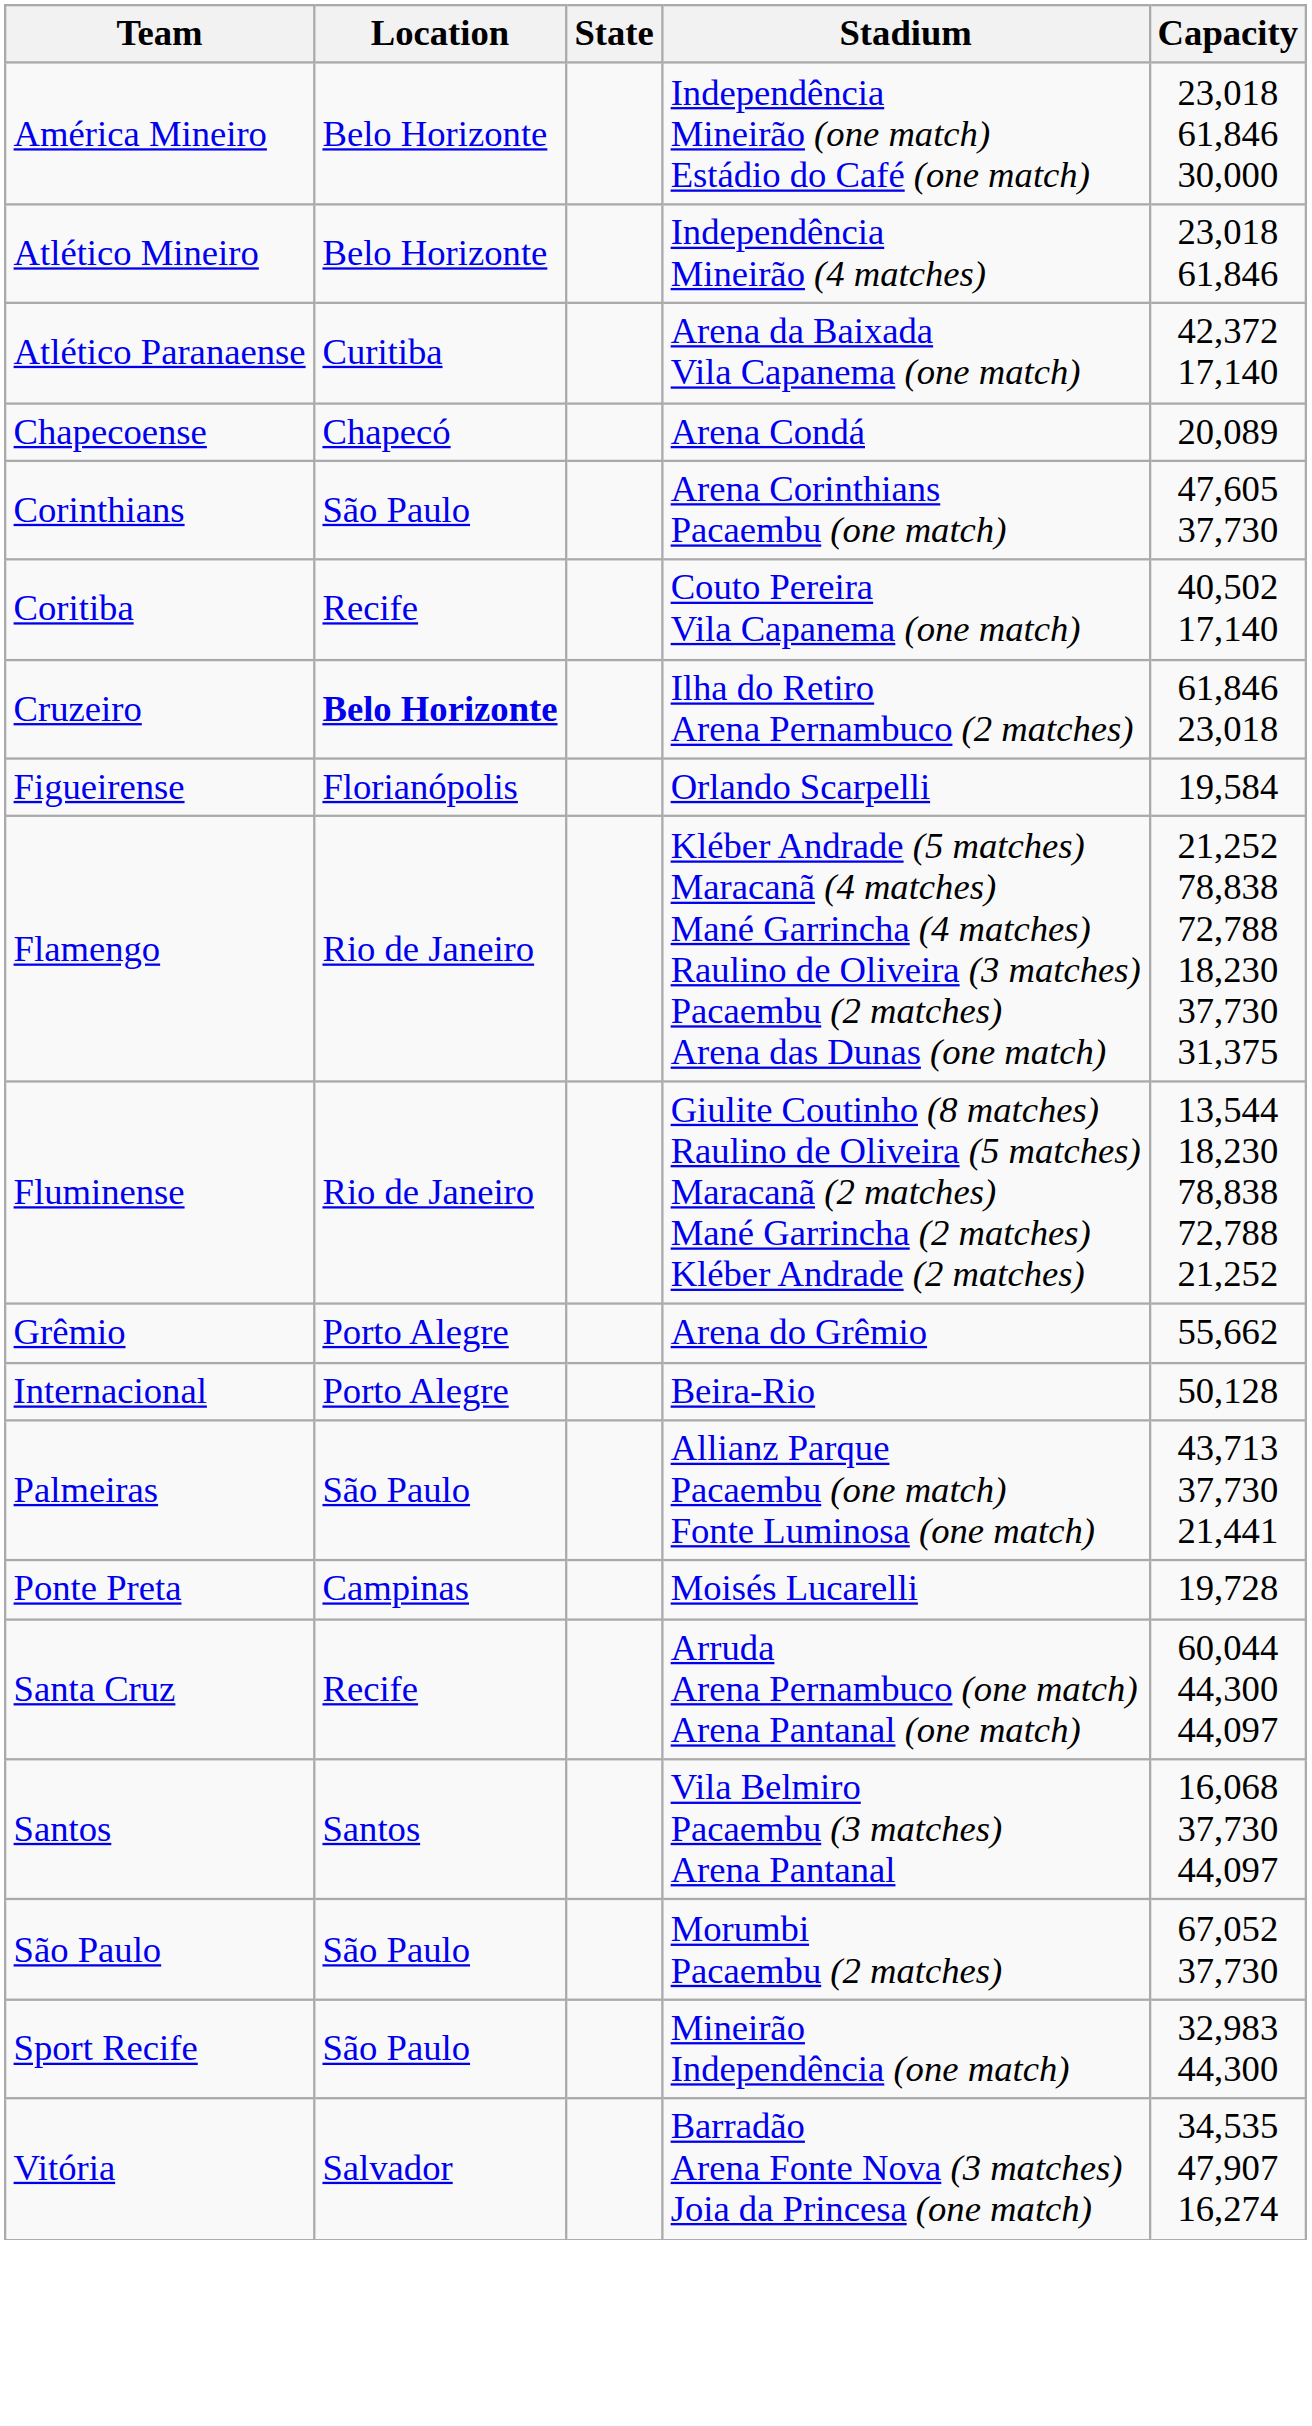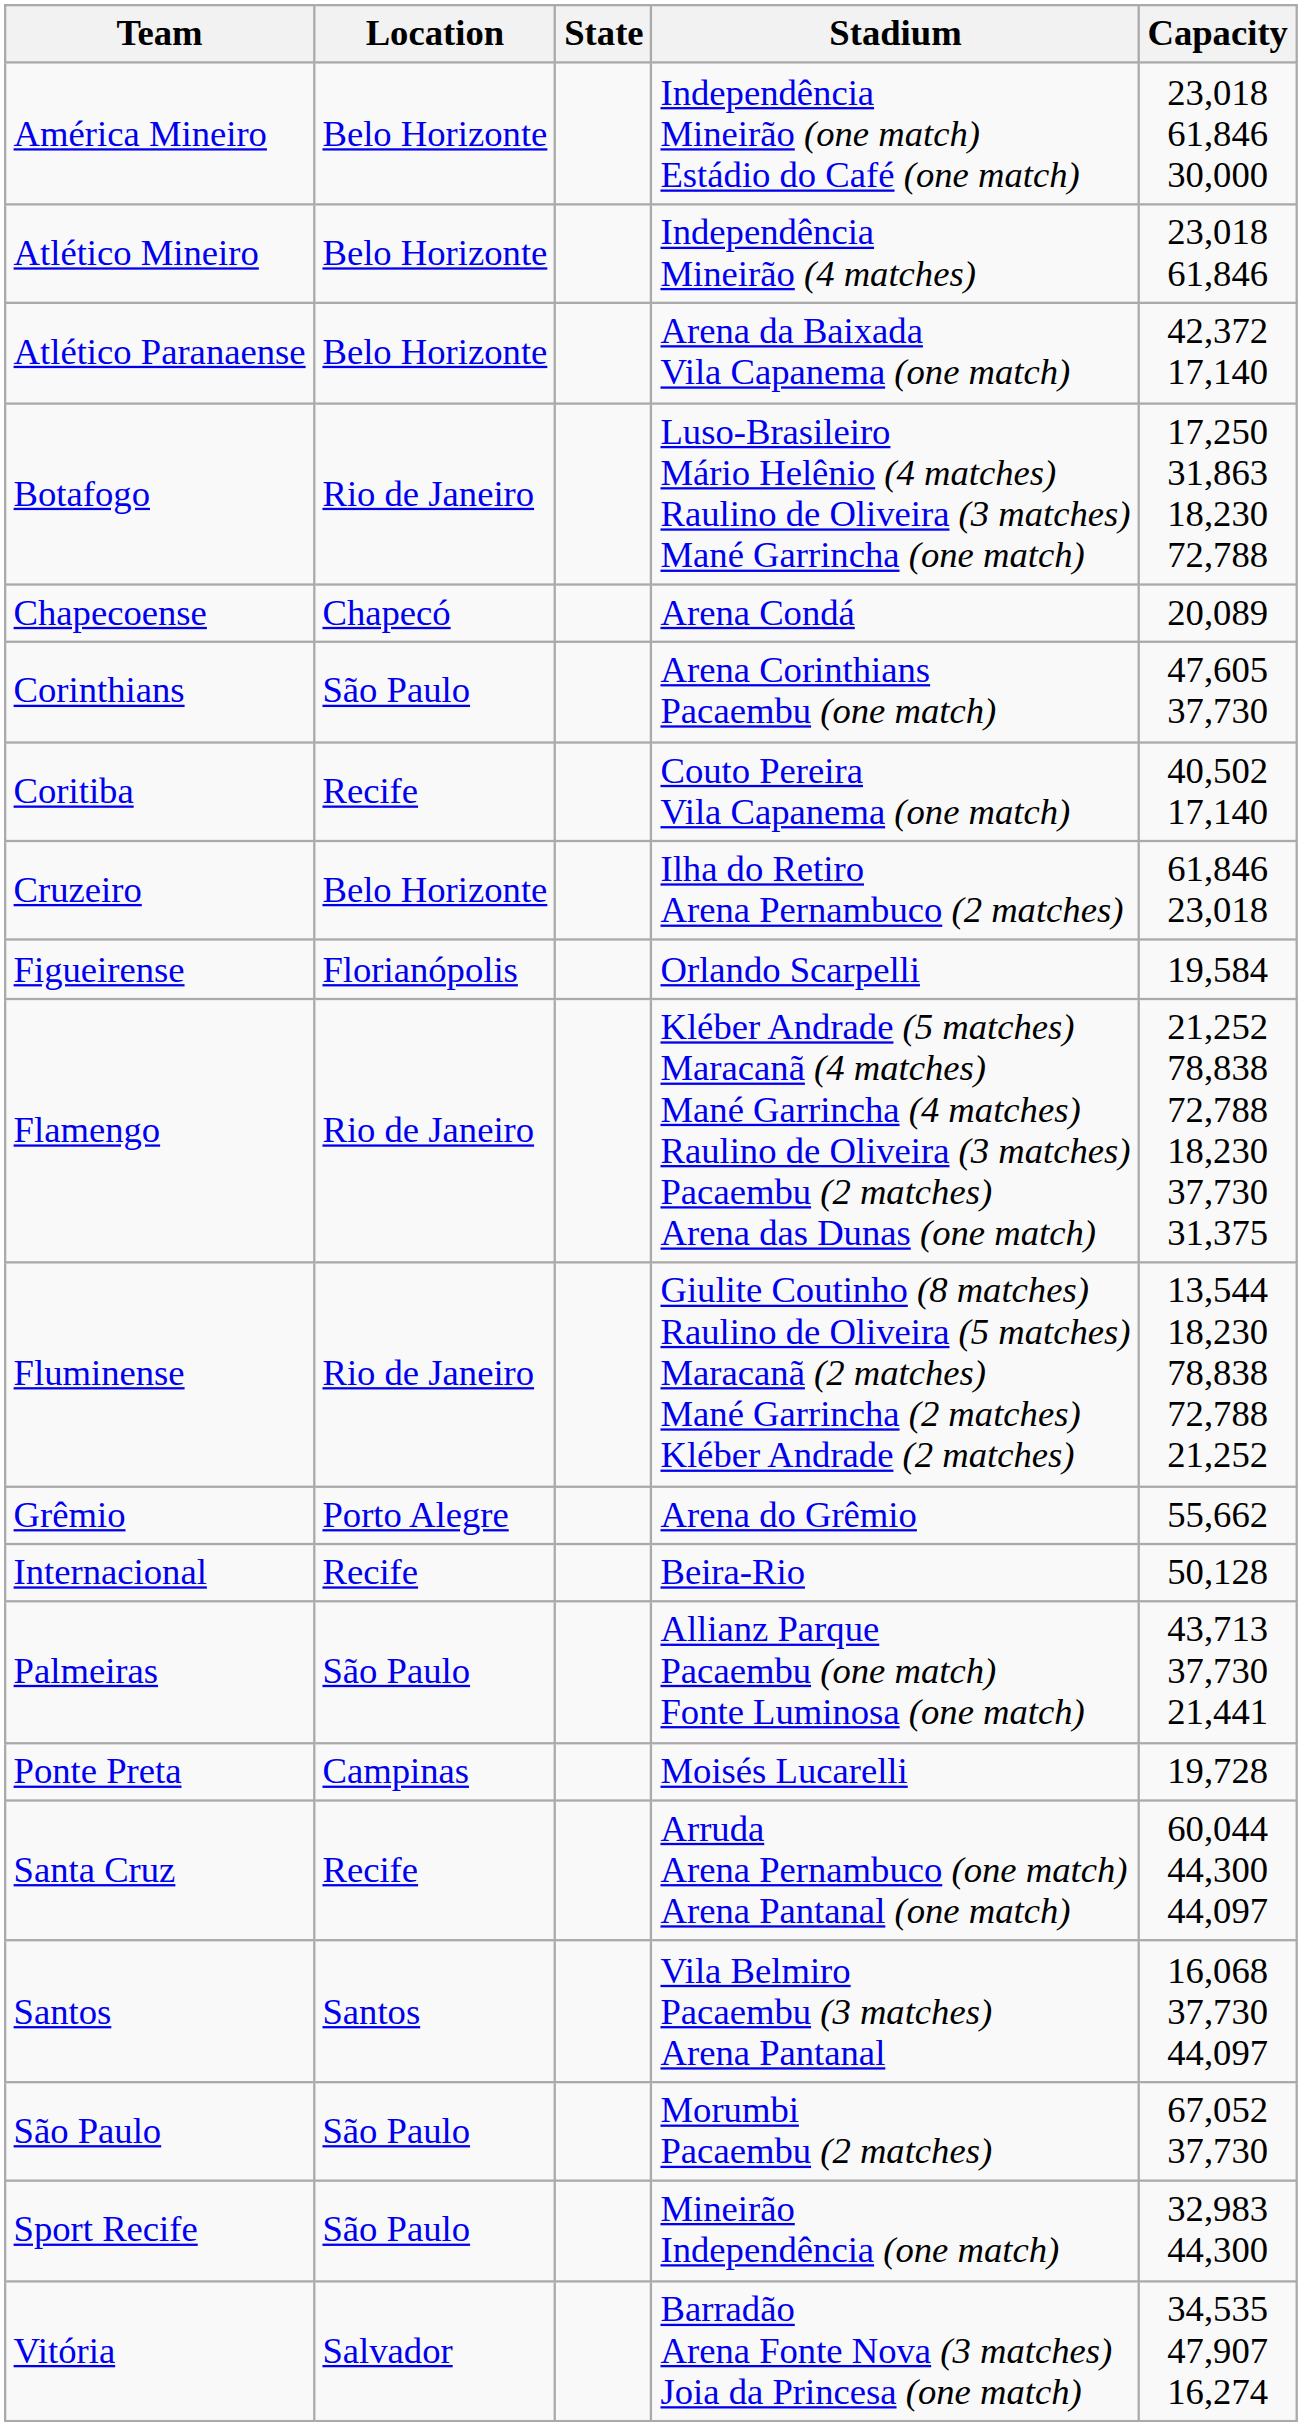(382, 352) Curitiba -> (435, 352) Belo Horizonte
+ row: (82, 492)
(440, 708) bold -> (435, 890) normal
(416, 1390) Porto Alegre -> (370, 1572) Recife
